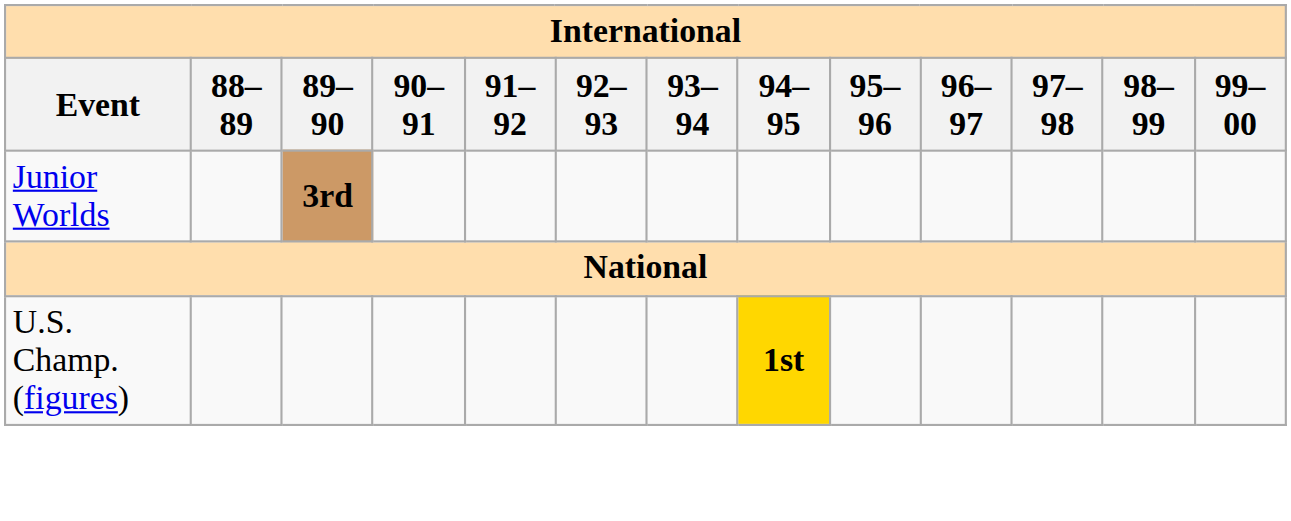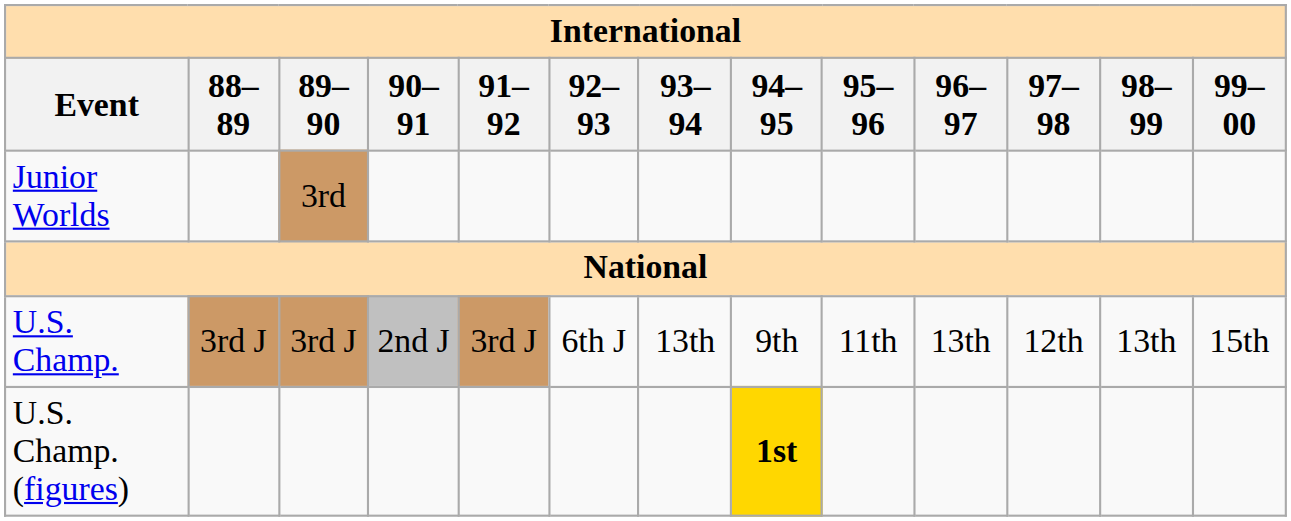(328, 195) bold -> (323, 195) normal
+ row: (66, 340)
